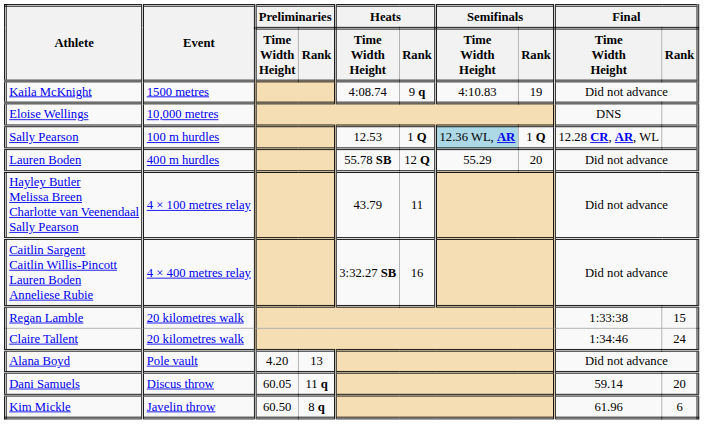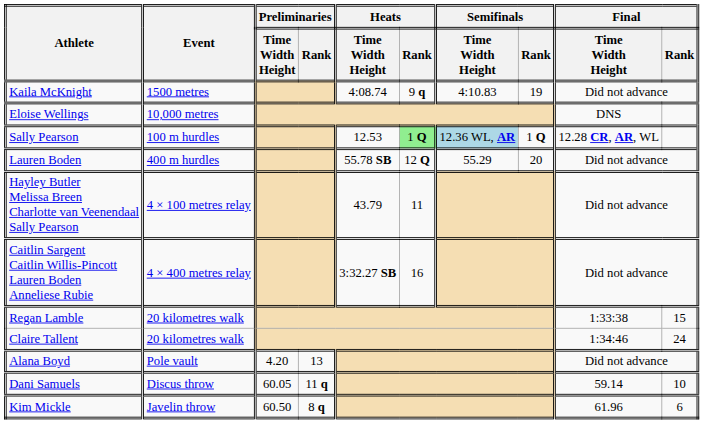(417, 137) no background -> (417, 137) lightgreen background
(680, 384) 20 -> (680, 384) 10
